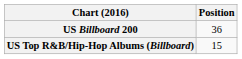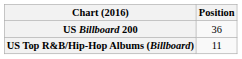(217, 45) 15 -> (217, 45) 11
